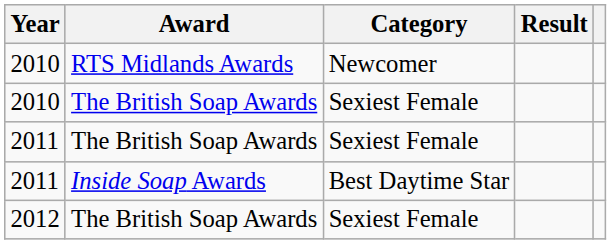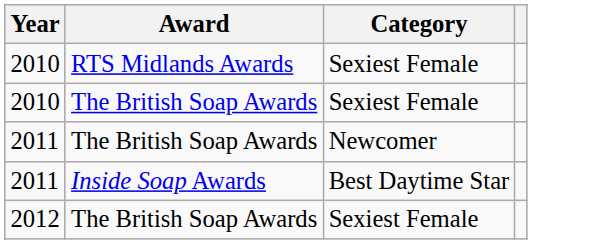- column: (554, 24)
(383, 63) Newcomer -> (404, 63) Sexiest Female
(404, 141) Sexiest Female -> (383, 141) Newcomer
